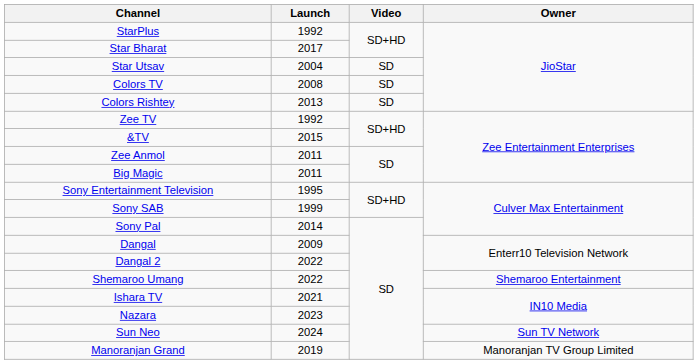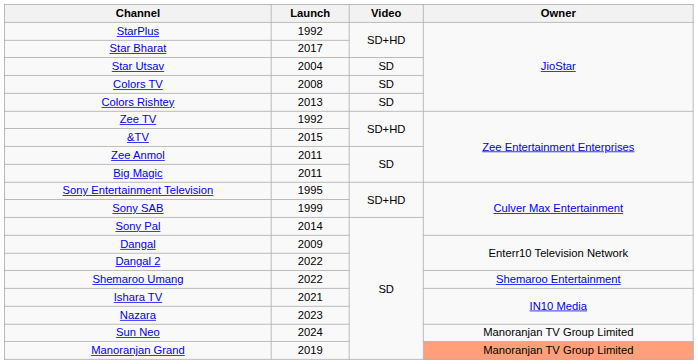(558, 333) Sun TV Network -> (558, 333) Manoranjan TV Group Limited
(558, 351) no background -> (558, 351) lightsalmon background
